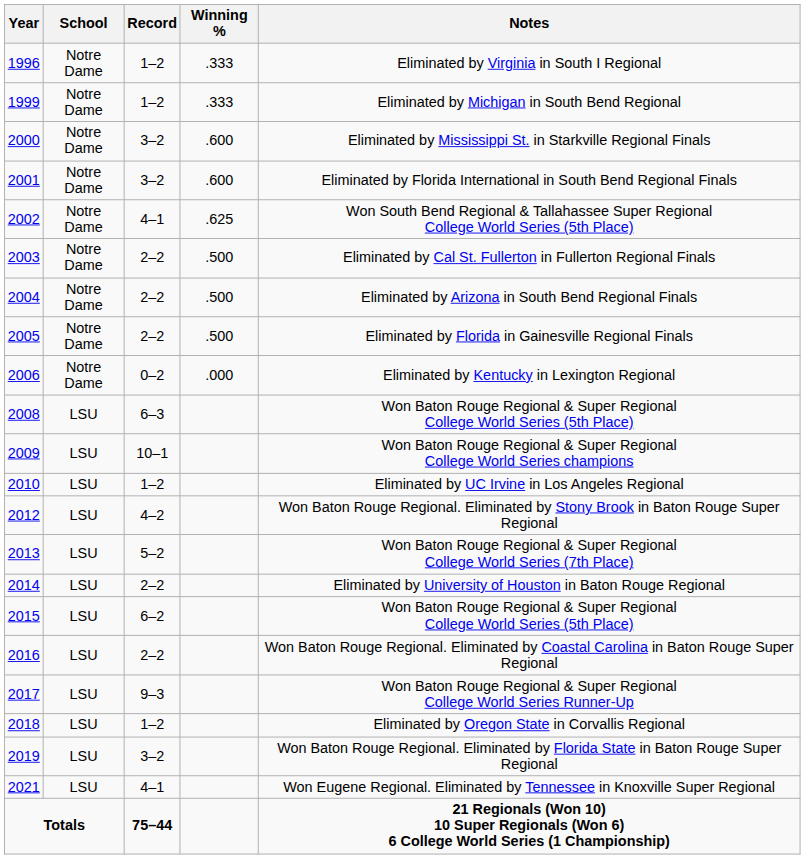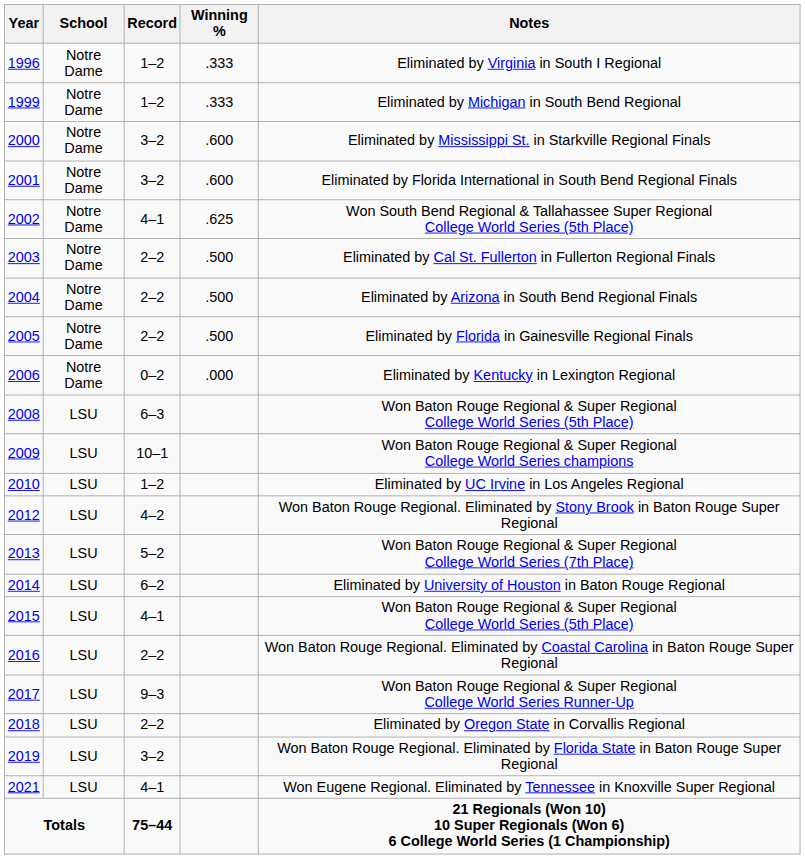(152, 585) 2–2 -> (152, 585) 6–2
(152, 616) 6–2 -> (152, 616) 4–1
(152, 725) 1–2 -> (152, 725) 2–2
